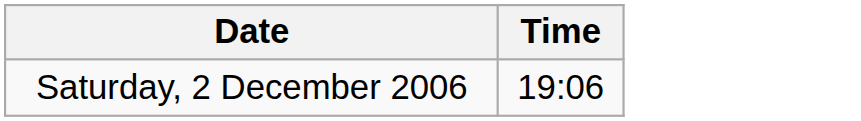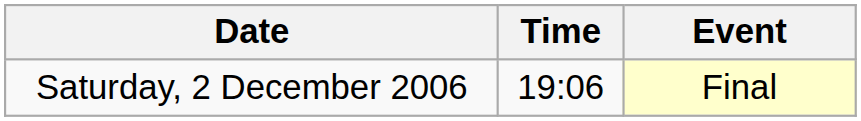+ column: (739, 32)
